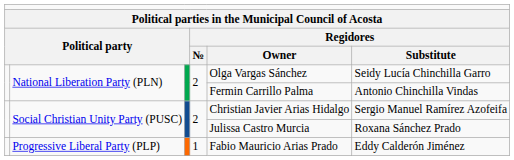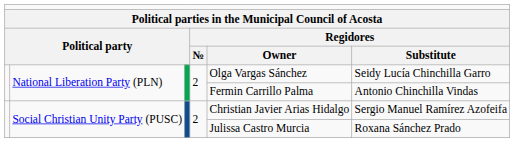- row: (86, 146)
